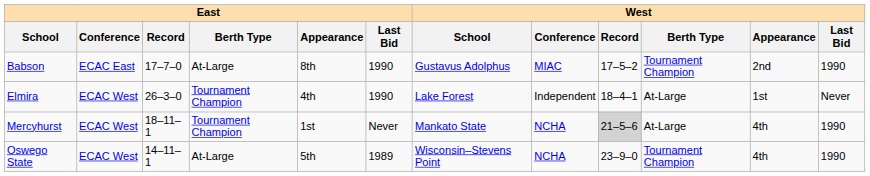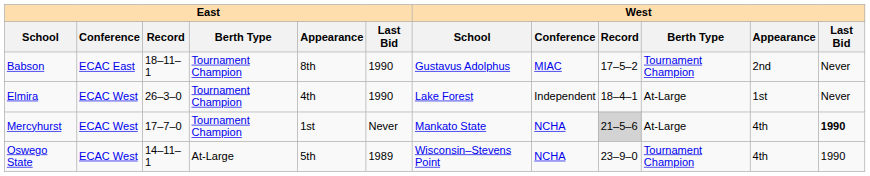(163, 66) 17–7–0 -> (163, 66) 18–11–1
(213, 66) At-Large -> (221, 66) Tournament Champion
(833, 66) 1990 -> (836, 66) Never
(163, 126) 18–11–1 -> (163, 126) 17–7–0
(833, 126) normal -> (833, 126) bold
